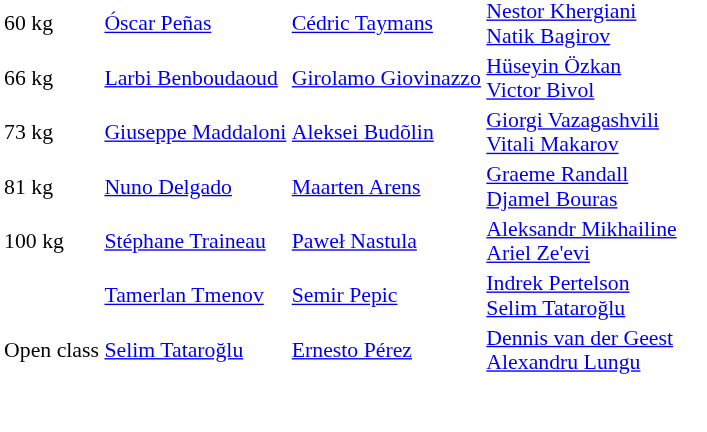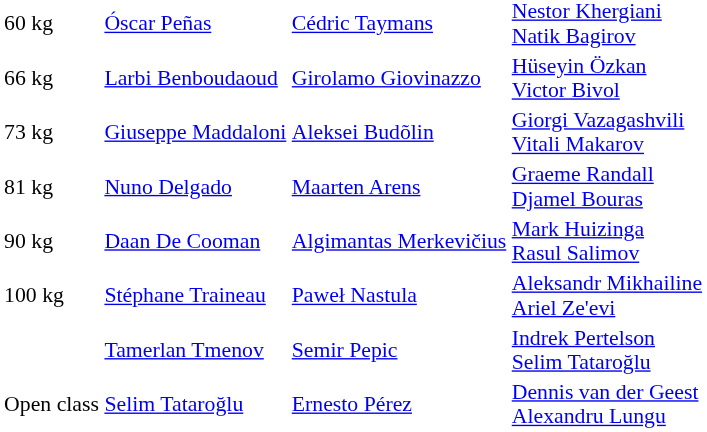+ row: (29, 240)
